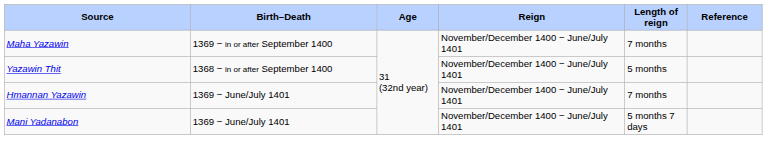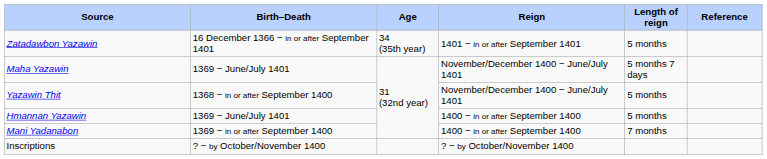+ row: (52, 43)
(263, 43) 1369 − in or after September 1400 -> (241, 69) 1369 − June/July 1401
(647, 43) 7 months -> (651, 69) 5 months 7 days
(524, 95) November/December 1400 − June/July 1401 -> (511, 116) 1400 − in or after September 1400
(647, 95) 7 months -> (647, 116) 5 months
(241, 121) 1369 − June/July 1401 -> (263, 131) 1369 − in or after September 1400
(524, 121) November/December 1400 − June/July 1401 -> (511, 131) 1400 − in or after September 1400
(651, 121) 5 months 7 days -> (647, 131) 7 months
+ row: (31, 146)
